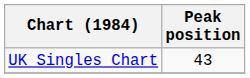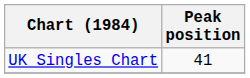(203, 61) 43 -> (203, 61) 41
